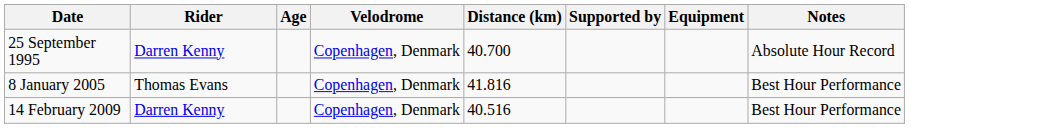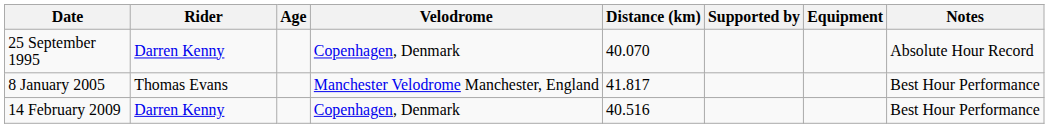(489, 51) 40.700 -> (628, 51) 40.070
(387, 85) Copenhagen, Denmark -> (456, 85) Manchester Velodrome Manchester, England
(489, 85) 41.816 -> (628, 85) 41.817
